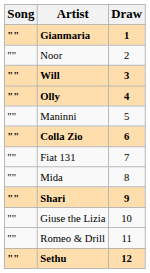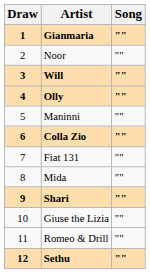columns swapped: (127, 14) <-> (21, 14)
